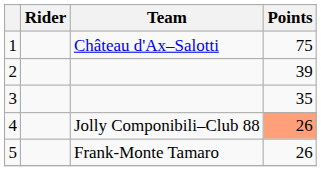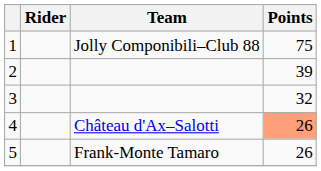(146, 44) Château d'Ax–Salotti -> (167, 44) Jolly Componibili–Club 88
(304, 98) 35 -> (304, 98) 32
(167, 125) Jolly Componibili–Club 88 -> (146, 125) Château d'Ax–Salotti
